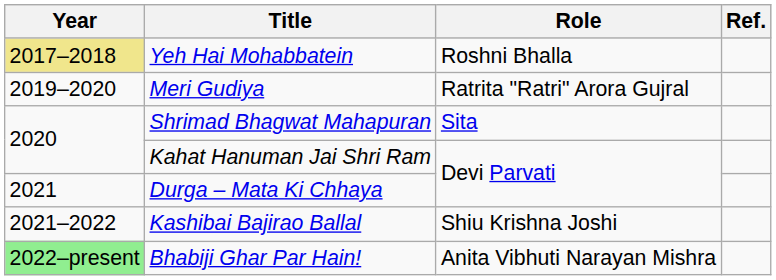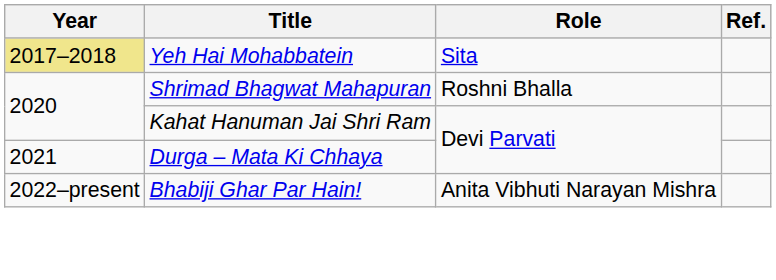(507, 55) Roshni Bhalla -> (459, 55) Sita
- row: (207, 88)
(459, 122) Sita -> (507, 88) Roshni Bhalla
- row: (255, 223)
(75, 257) lightgreen background -> (75, 190) no background
